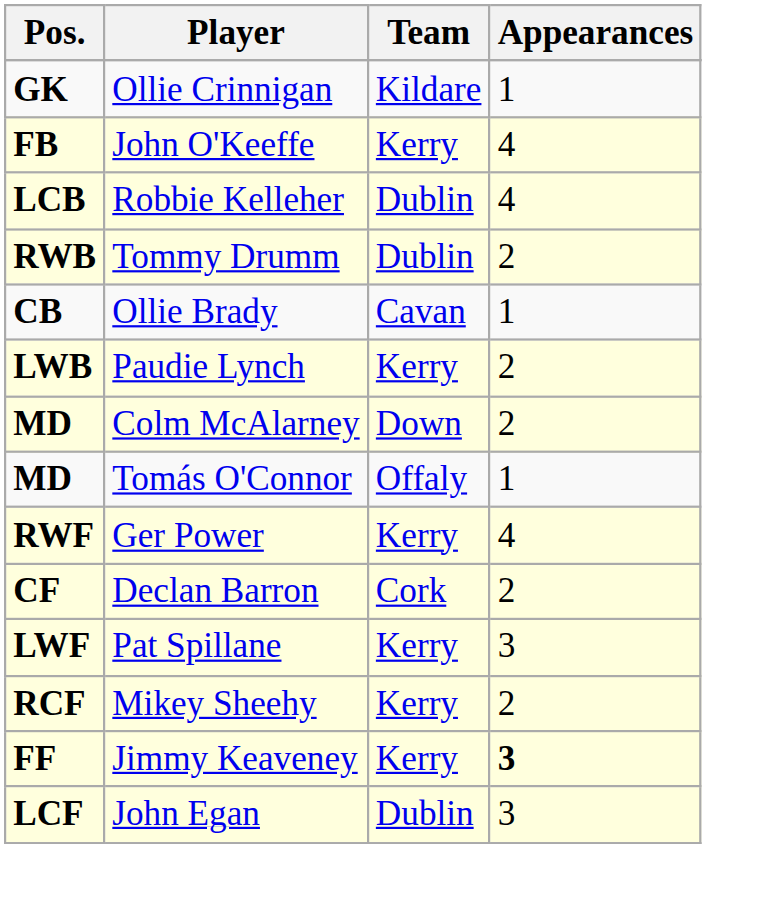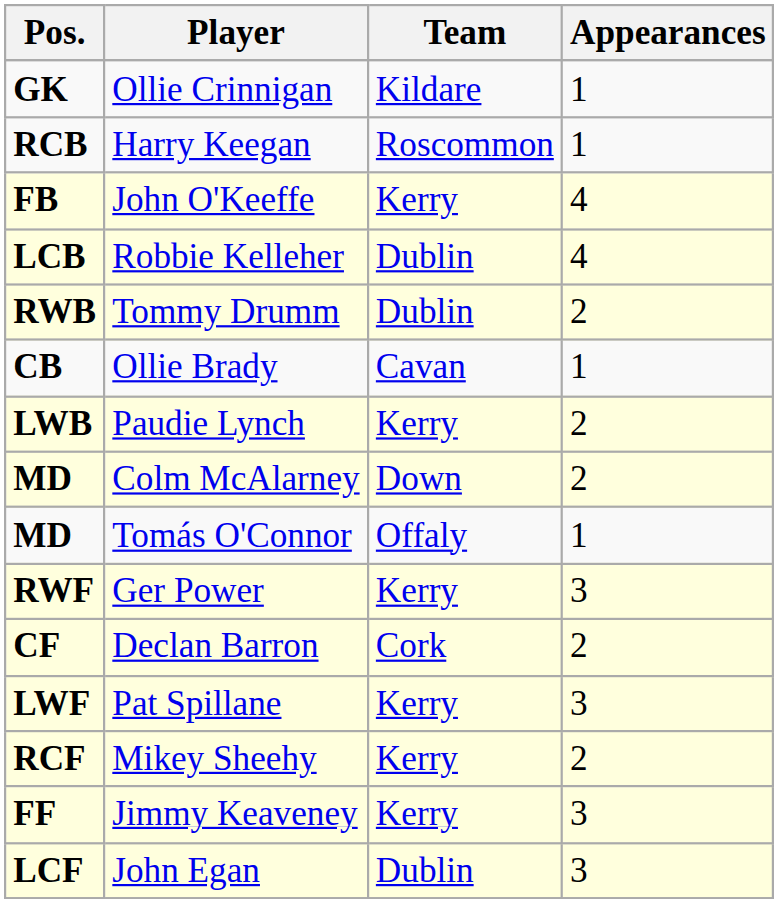+ row: (212, 144)
(506, 534) 4 -> (579, 590) 3
(506, 758) bold -> (579, 813) normal
